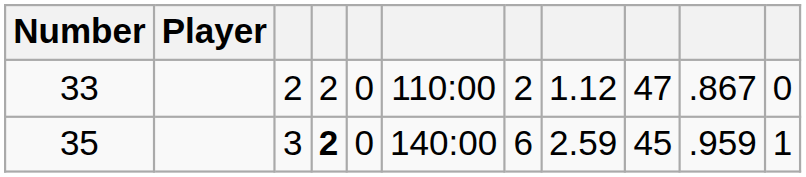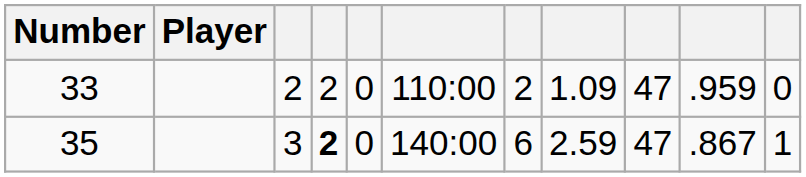(583, 87) 1.12 -> (583, 87) 1.09
(723, 87) .867 -> (723, 87) .959
(653, 143) 45 -> (653, 143) 47
(723, 143) .959 -> (723, 143) .867
